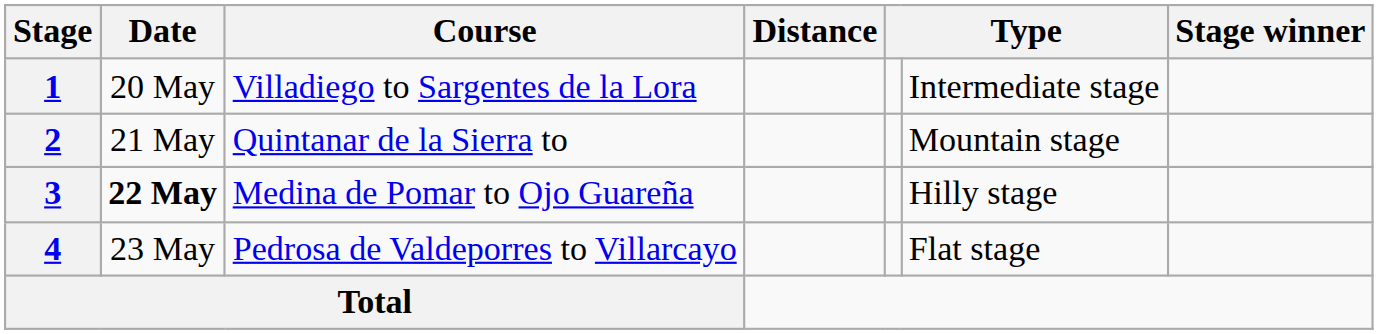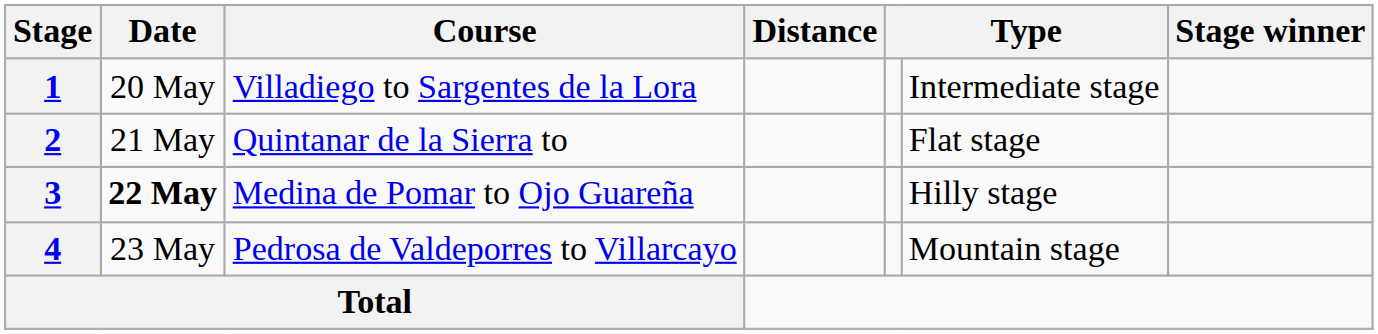(1014, 139) Mountain stage -> (975, 139) Flat stage
(975, 247) Flat stage -> (1014, 247) Mountain stage
